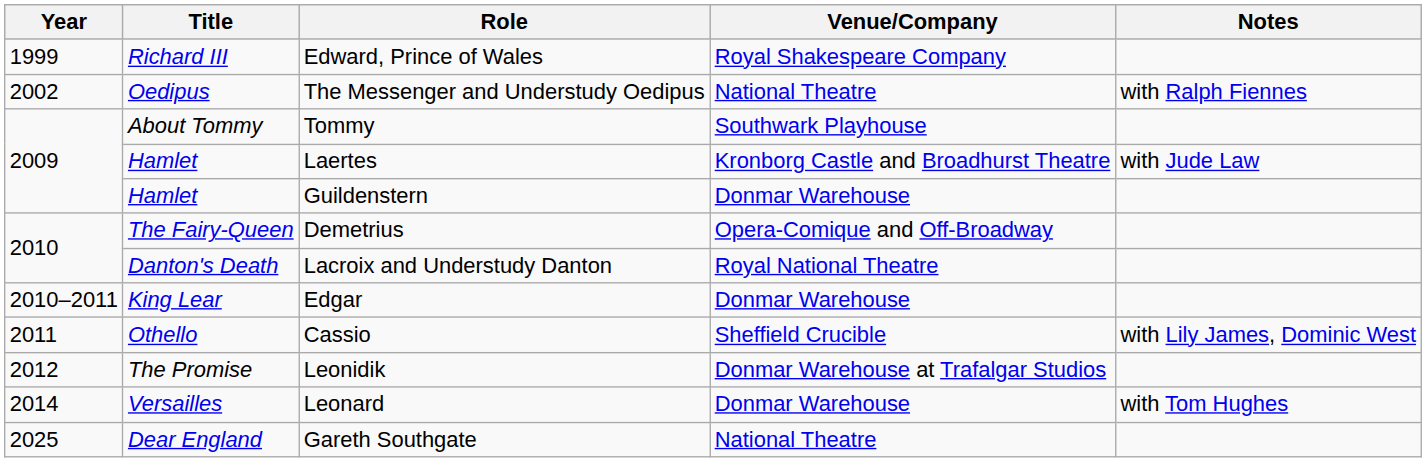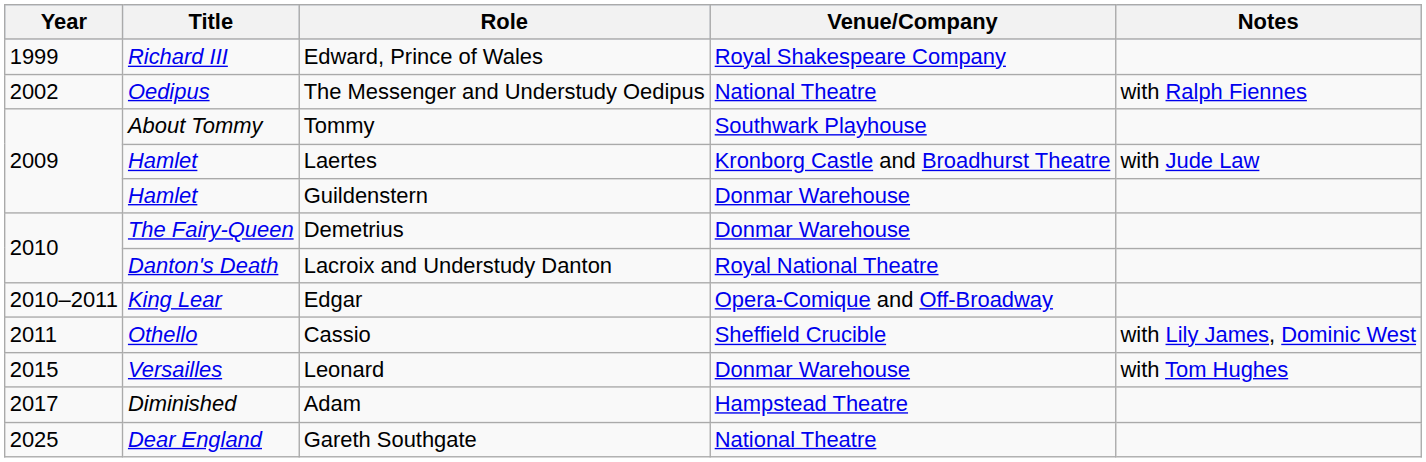(884, 230) Opera-Comique and Off-Broadway -> (812, 230) Donmar Warehouse
(812, 299) Donmar Warehouse -> (884, 299) Opera-Comique and Off-Broadway
- row: (345, 369)
(34, 404) 2014 -> (34, 369) 2015
+ row: (332, 404)
